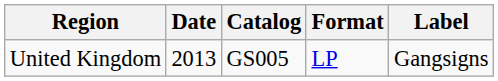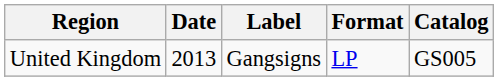columns swapped: (441, 22) <-> (264, 22)
